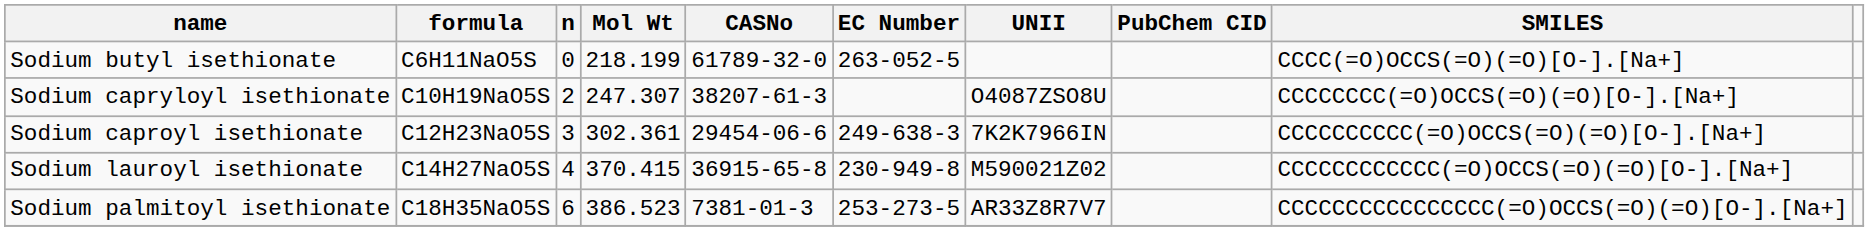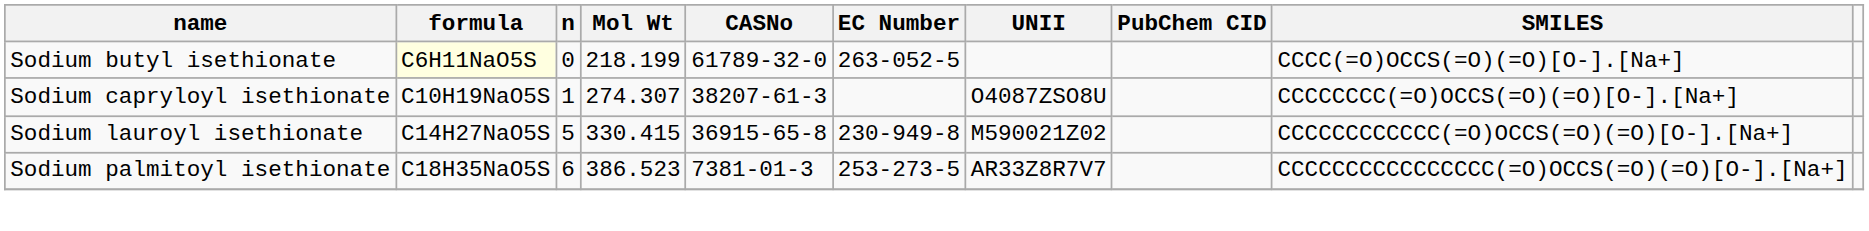(469, 60) no background -> (469, 60) lightyellow background
(568, 97) 2 -> (568, 97) 1
(633, 97) 247.307 -> (633, 97) 274.307
- row: (187, 134)
(568, 171) 4 -> (568, 134) 5
(633, 171) 370.415 -> (633, 134) 330.415
